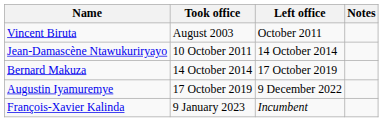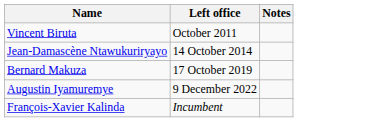- column: (212, 13)
